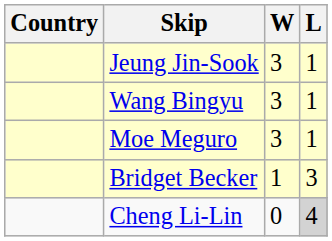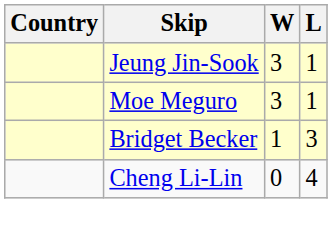- row: (176, 100)
(312, 216) lightgrey background -> (312, 178) no background
